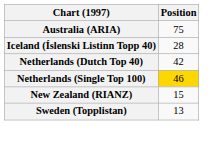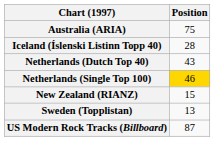(179, 62) 42 -> (190, 62) 43
+ row: (87, 128)
